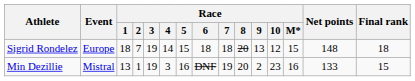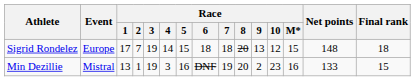(125, 49) 18 -> (125, 49) 17
